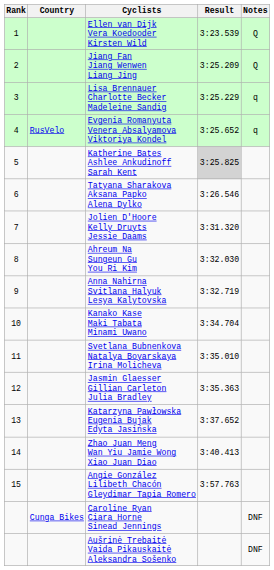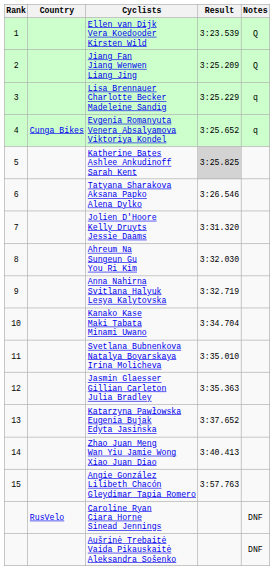(47, 131) RusVelo -> (57, 131) Cunga Bikes
(57, 518) Cunga Bikes -> (47, 518) RusVelo
